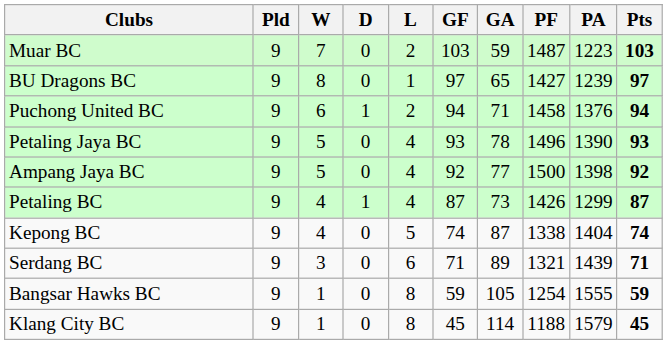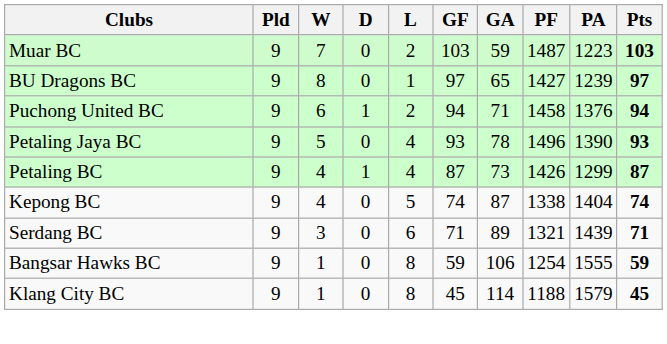- row: (77, 171)
(500, 293) 105 -> (500, 263) 106
